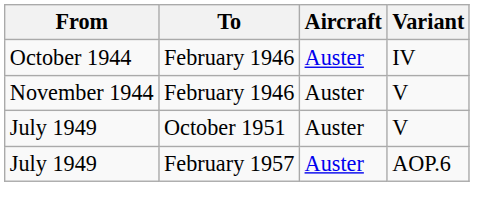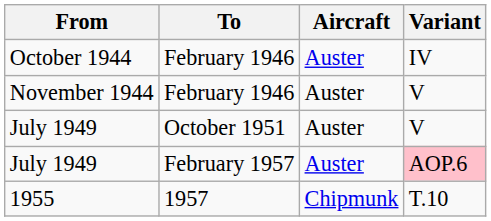(422, 163) no background -> (438, 163) pink background
+ row: (32, 198)
